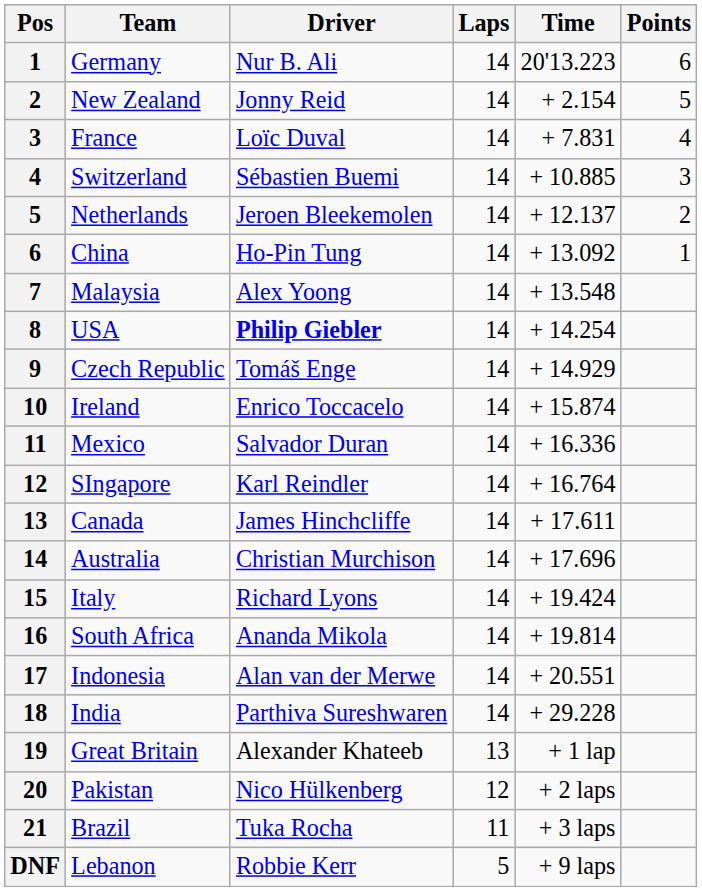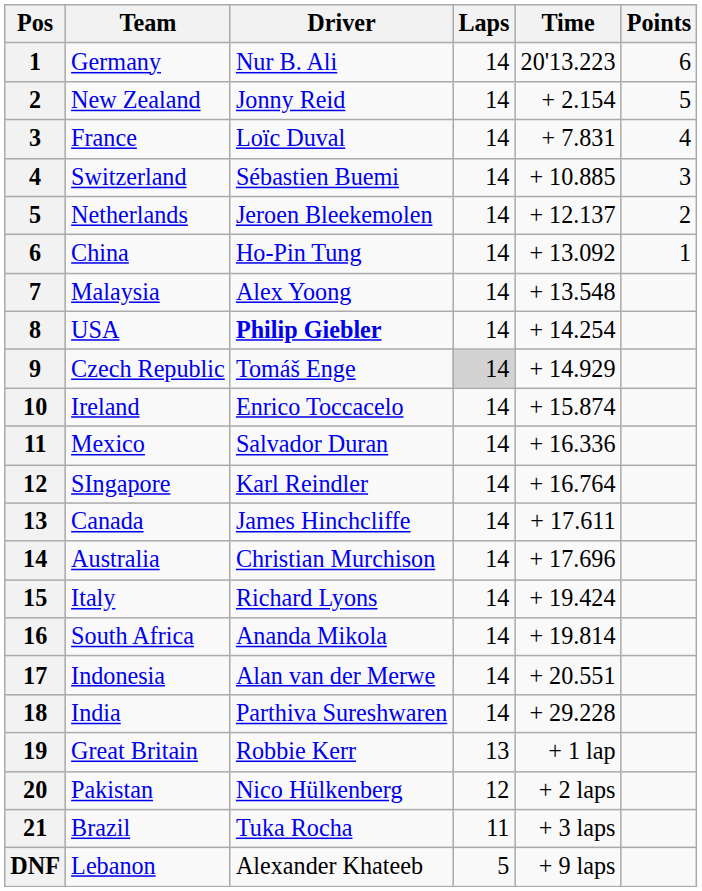(497, 368) no background -> (497, 368) lightgrey background
(329, 751) Alexander Khateeb -> (296, 751) Robbie Kerr
(296, 866) Robbie Kerr -> (329, 866) Alexander Khateeb
